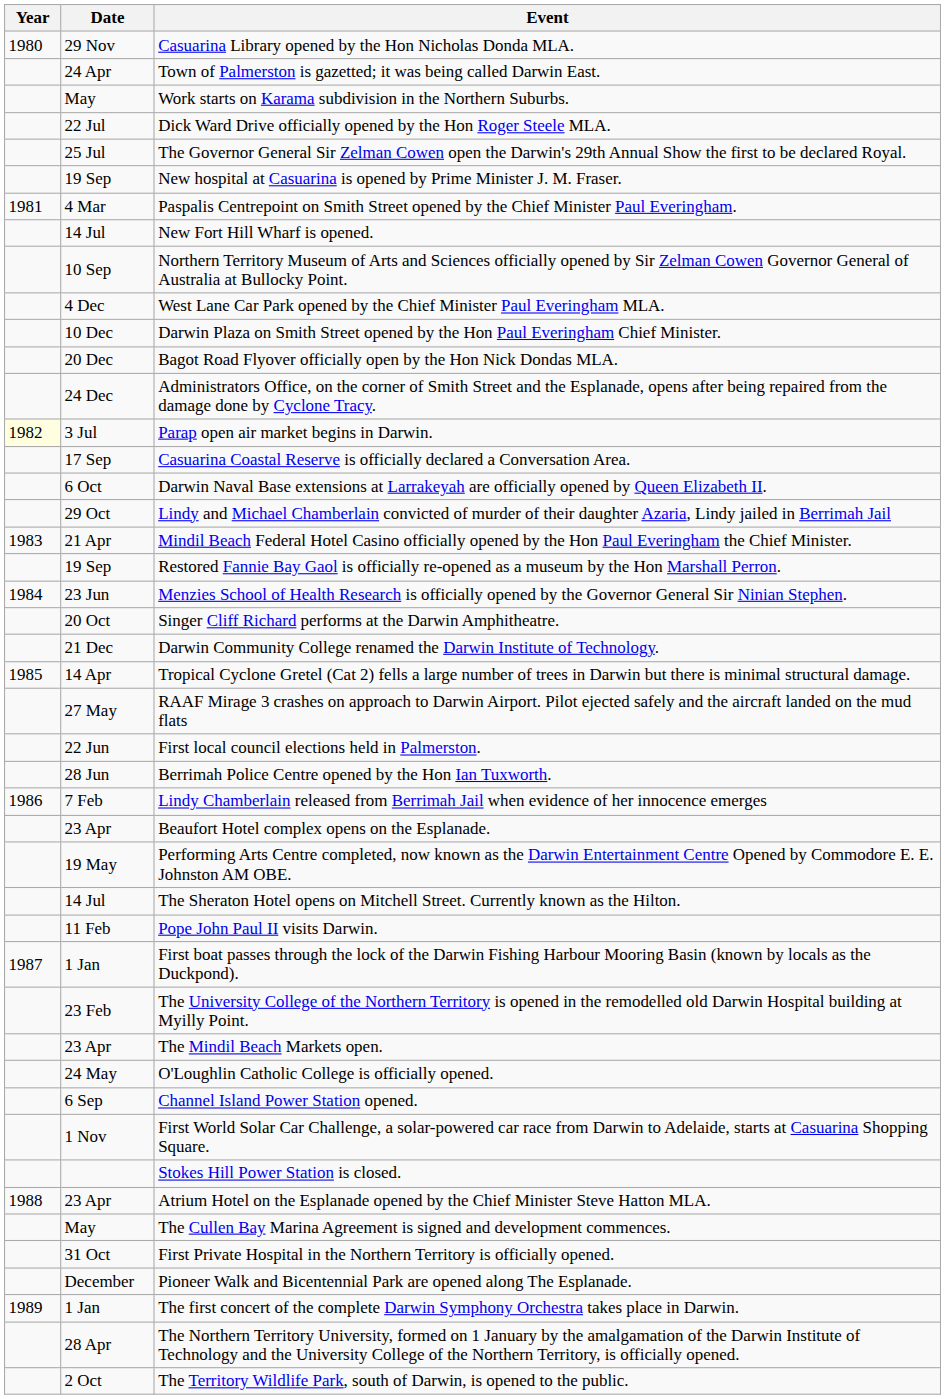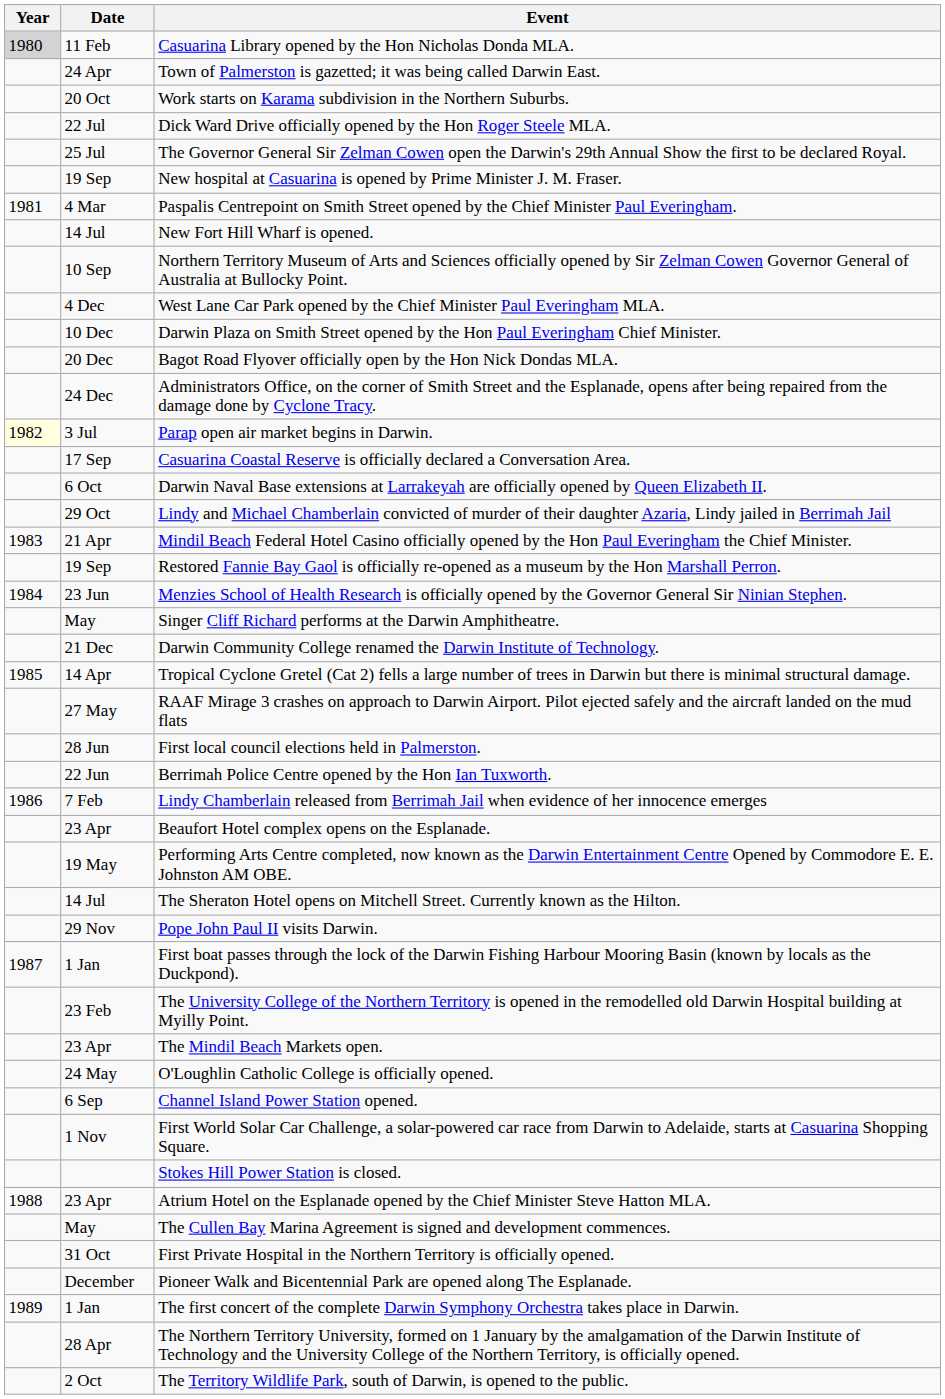(25, 44) no background -> (25, 44) lightgrey background
(90, 44) 29 Nov -> (88, 44) 11 Feb
(80, 98) May -> (87, 98) 20 Oct
(87, 620) 20 Oct -> (80, 620) May
(87, 747) 22 Jun -> (87, 747) 28 Jun
(87, 774) 28 Jun -> (87, 774) 22 Jun
(88, 928) 11 Feb -> (90, 928) 29 Nov
